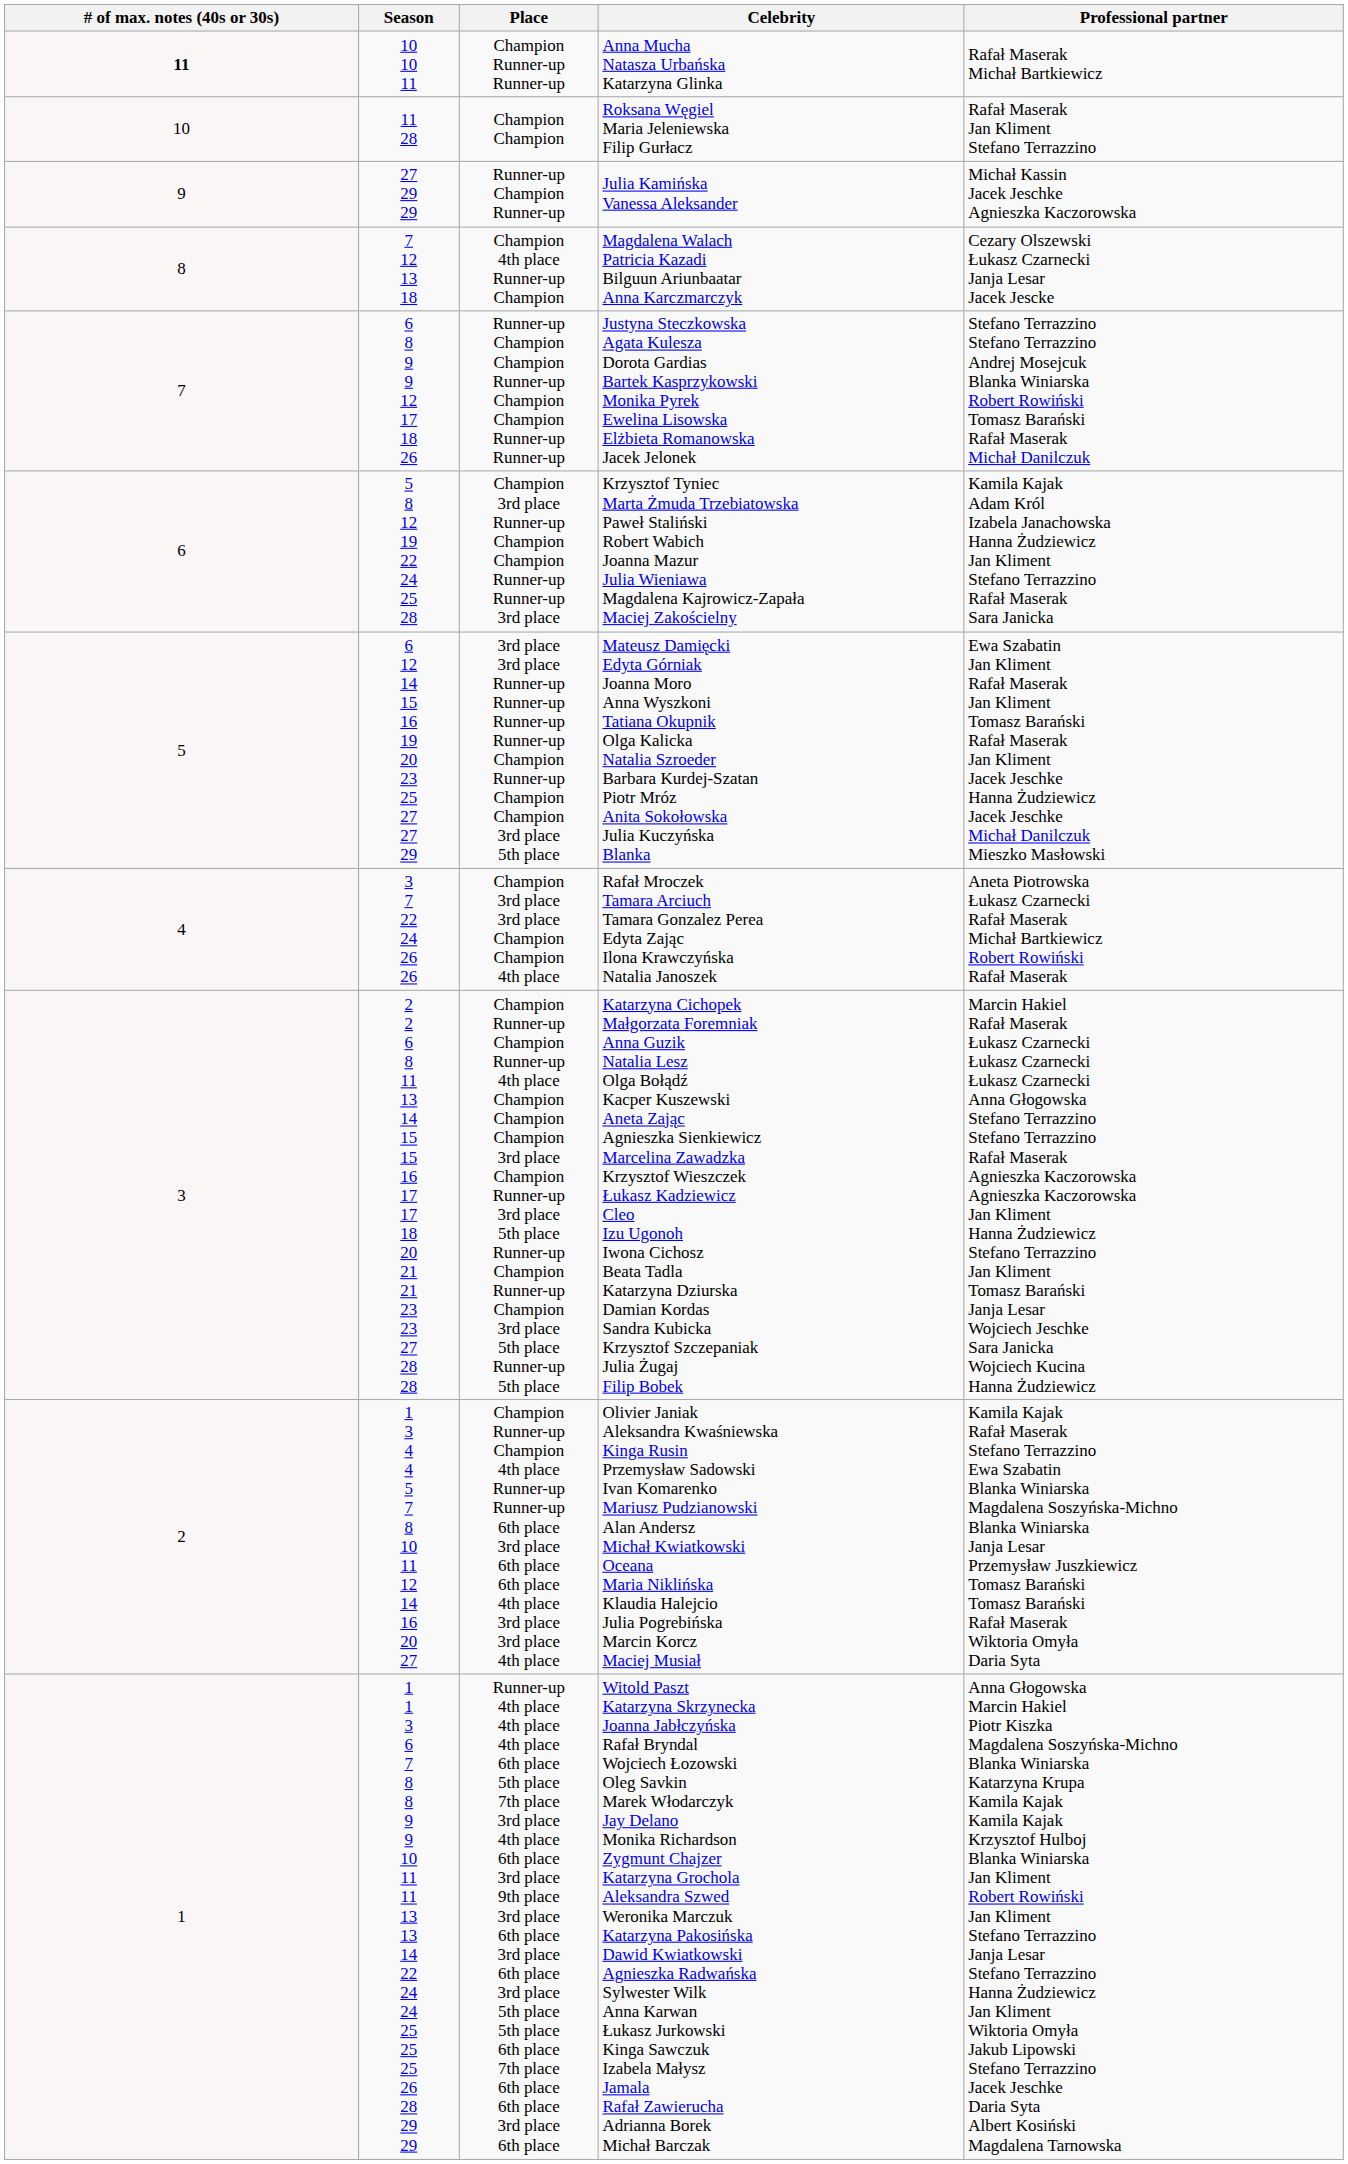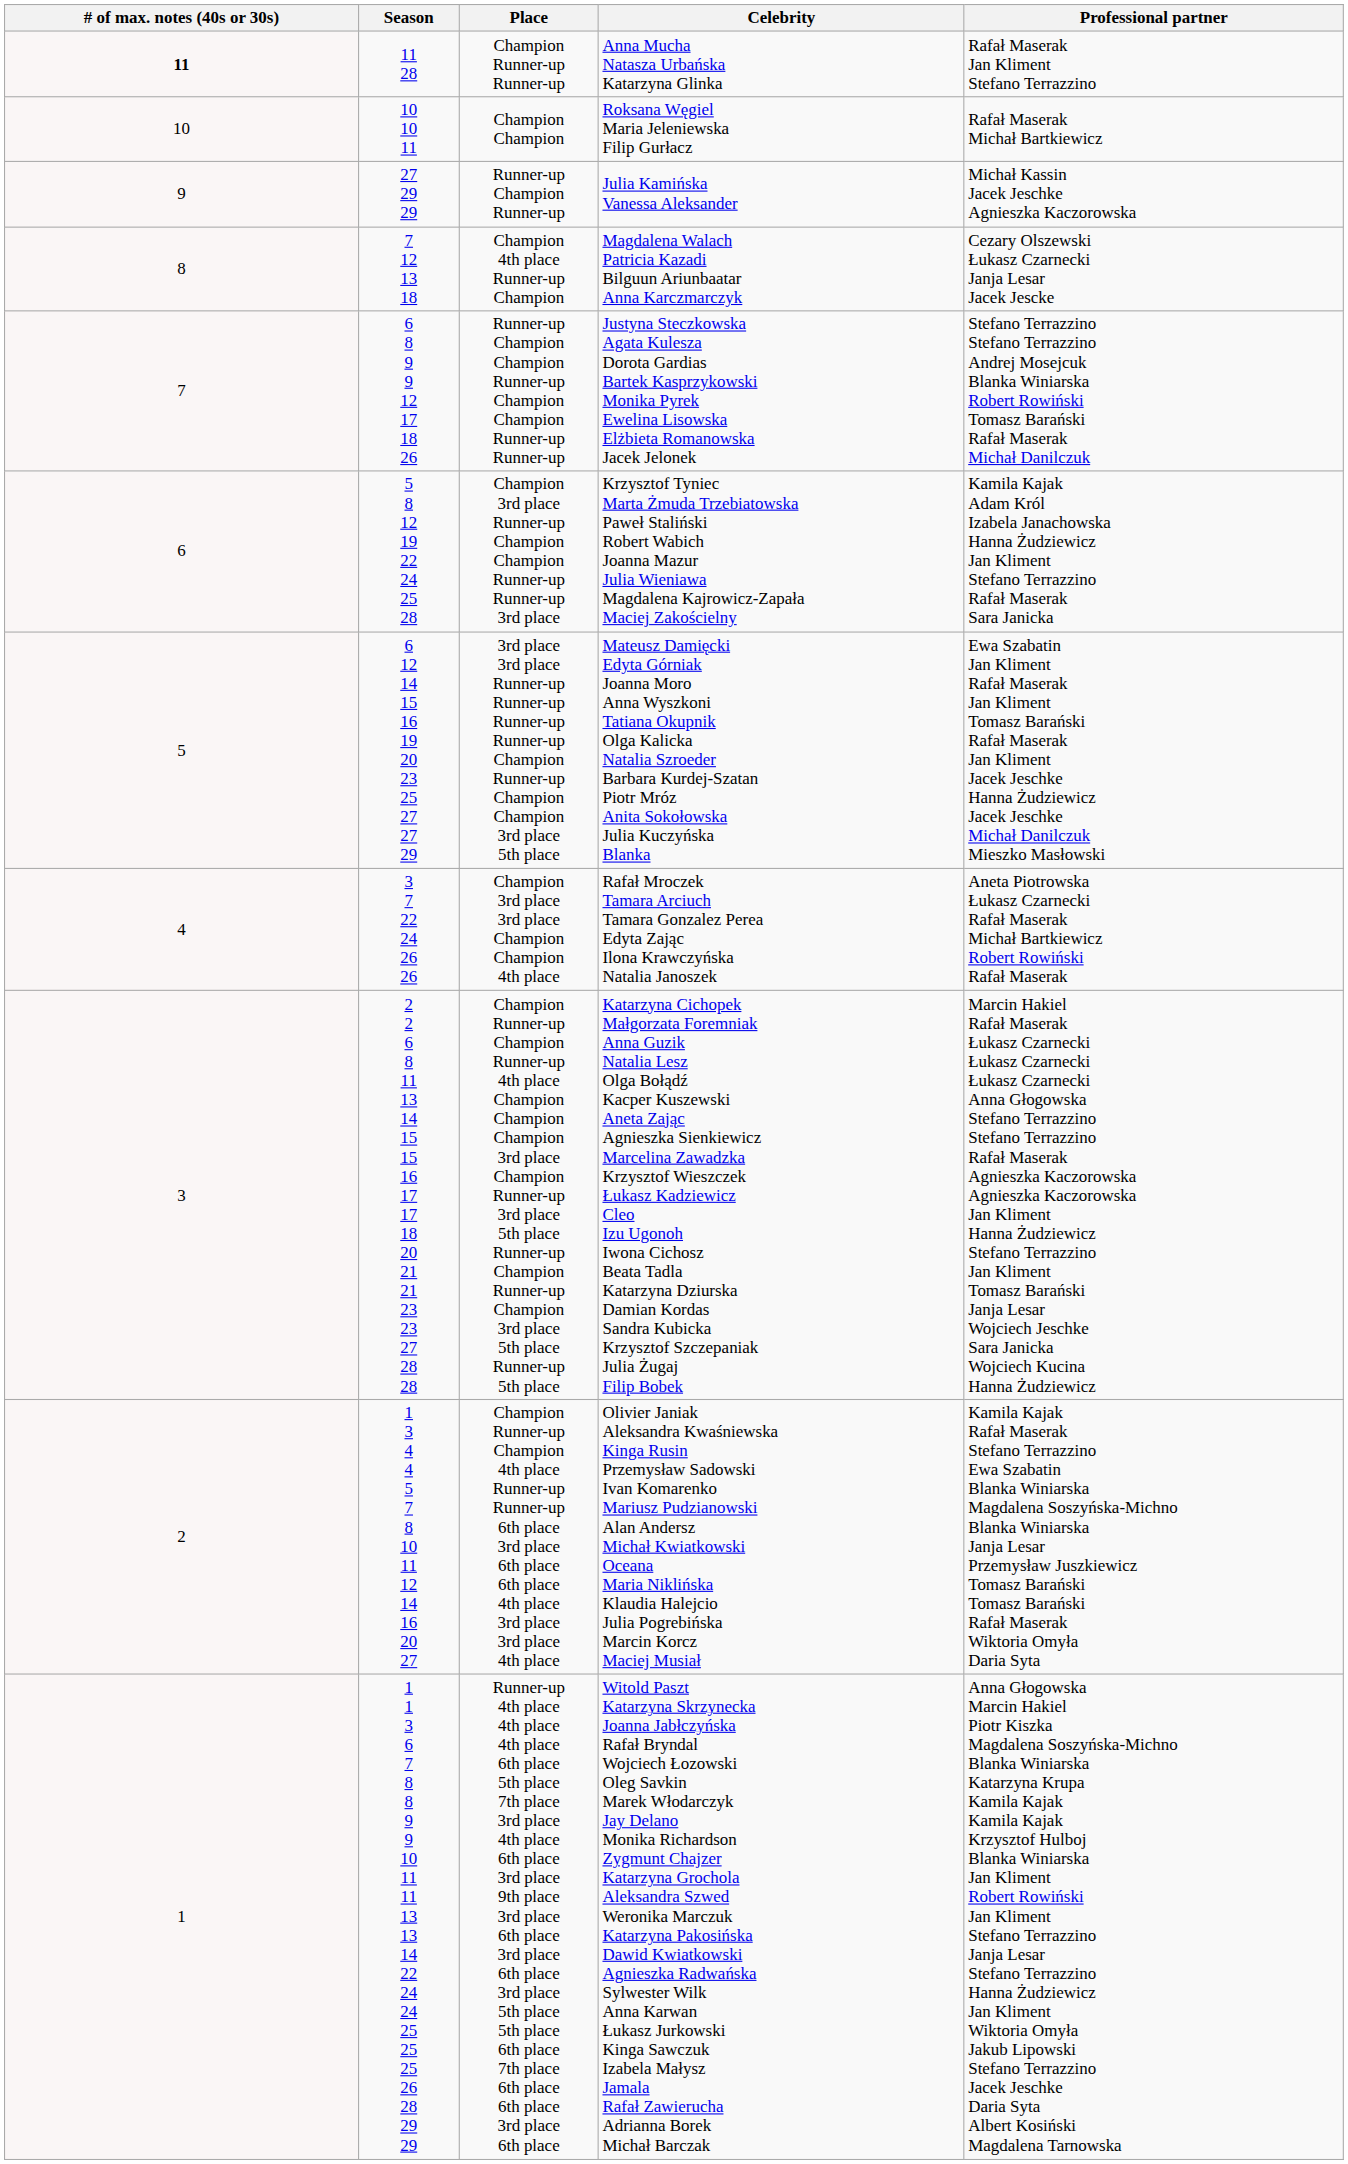(409, 63) 10 10 11 -> (409, 63) 11 28
(1035, 63) Rafał Maserak Michał Bartkiewicz -> (1032, 63) Rafał Maserak Jan Kliment Stefano Terrazzino
(409, 128) 11 28 -> (409, 128) 10 10 11
(1032, 128) Rafał Maserak Jan Kliment Stefano Terrazzino -> (1035, 128) Rafał Maserak Michał Bartkiewicz
